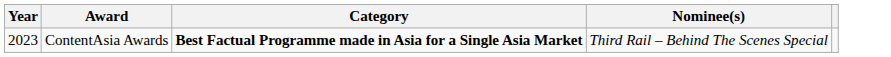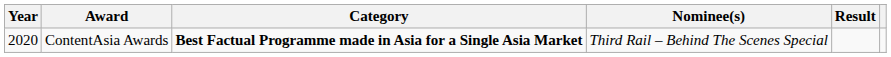+ column: (855, 16)
(23, 40) 2023 -> (23, 40) 2020
